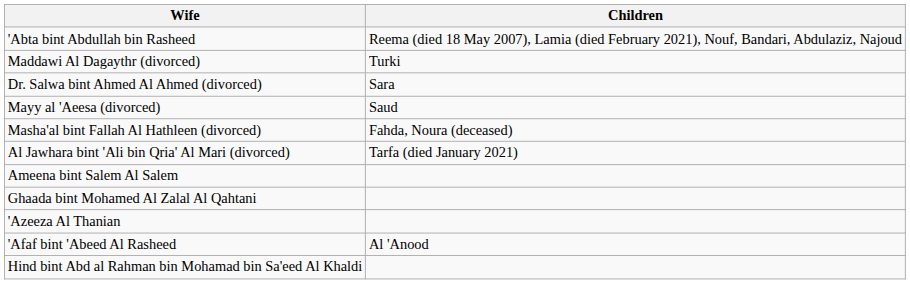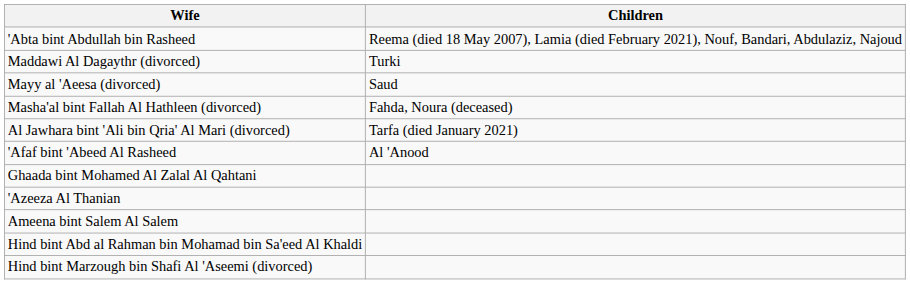- row: (135, 84)
rows swapped: (92, 244) <-> (93, 175)
+ row: (160, 267)
